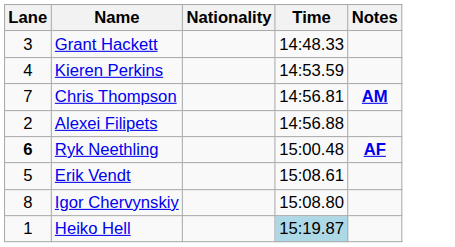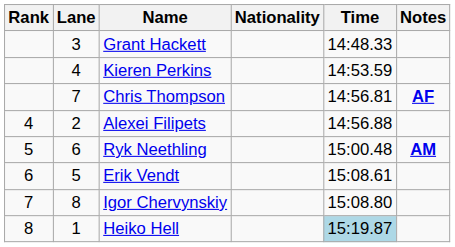+ column: (29, 17)
(375, 96) AM -> (423, 96) AF
(28, 149) bold -> (76, 149) normal
(375, 149) AF -> (423, 149) AM
